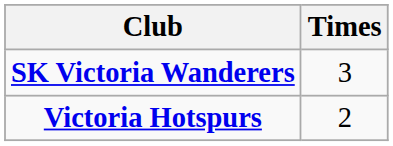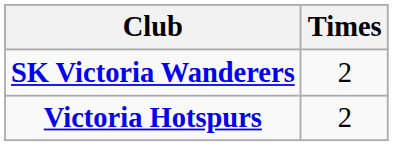(345, 72) 3 -> (345, 72) 2
